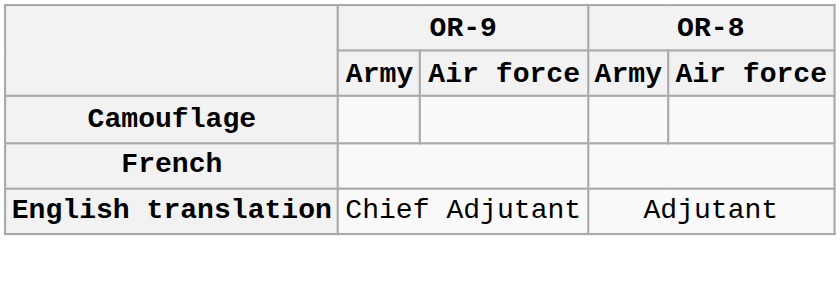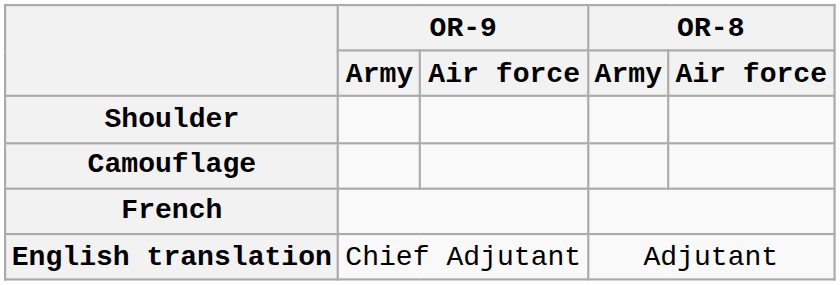+ row: (172, 119)
